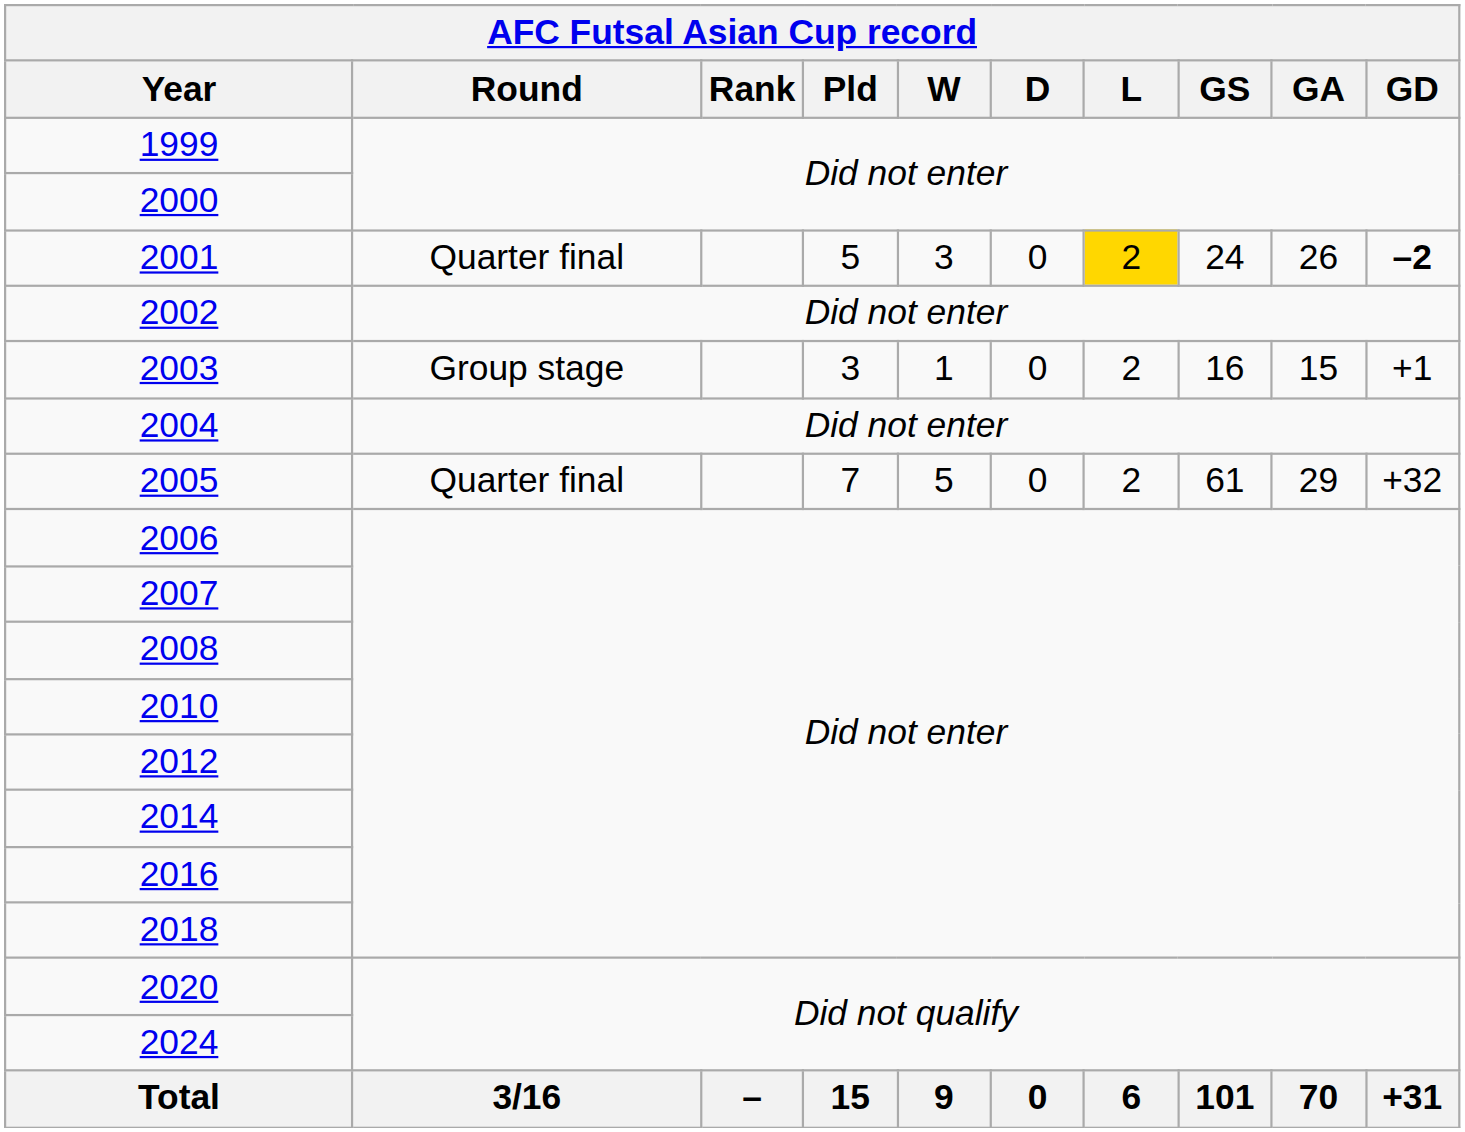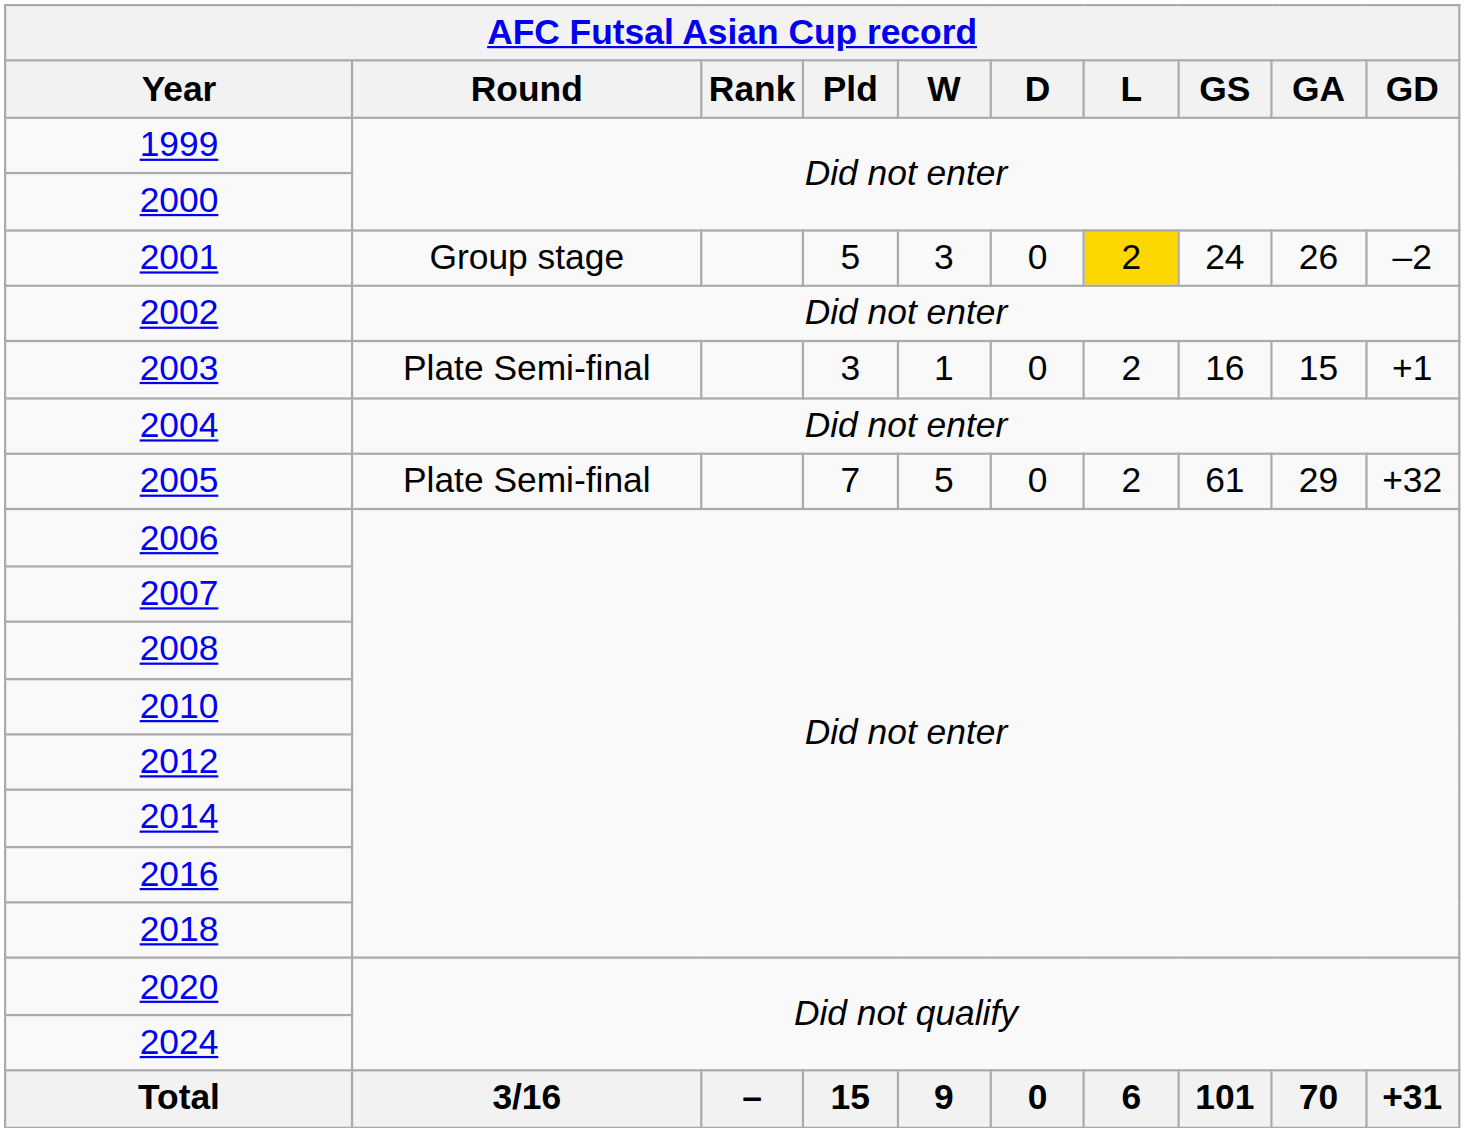(527, 256) Quarter final -> (527, 256) Group stage
(1412, 256) bold -> (1412, 256) normal
(527, 369) Group stage -> (527, 369) Plate Semi-final
(527, 481) Quarter final -> (527, 481) Plate Semi-final
